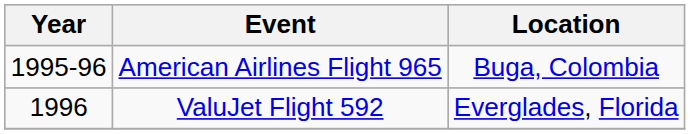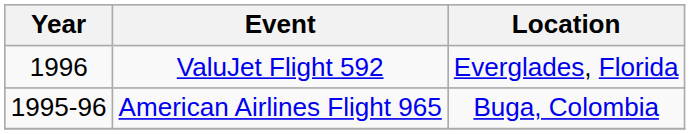rows swapped: (280, 66) <-> (280, 107)
